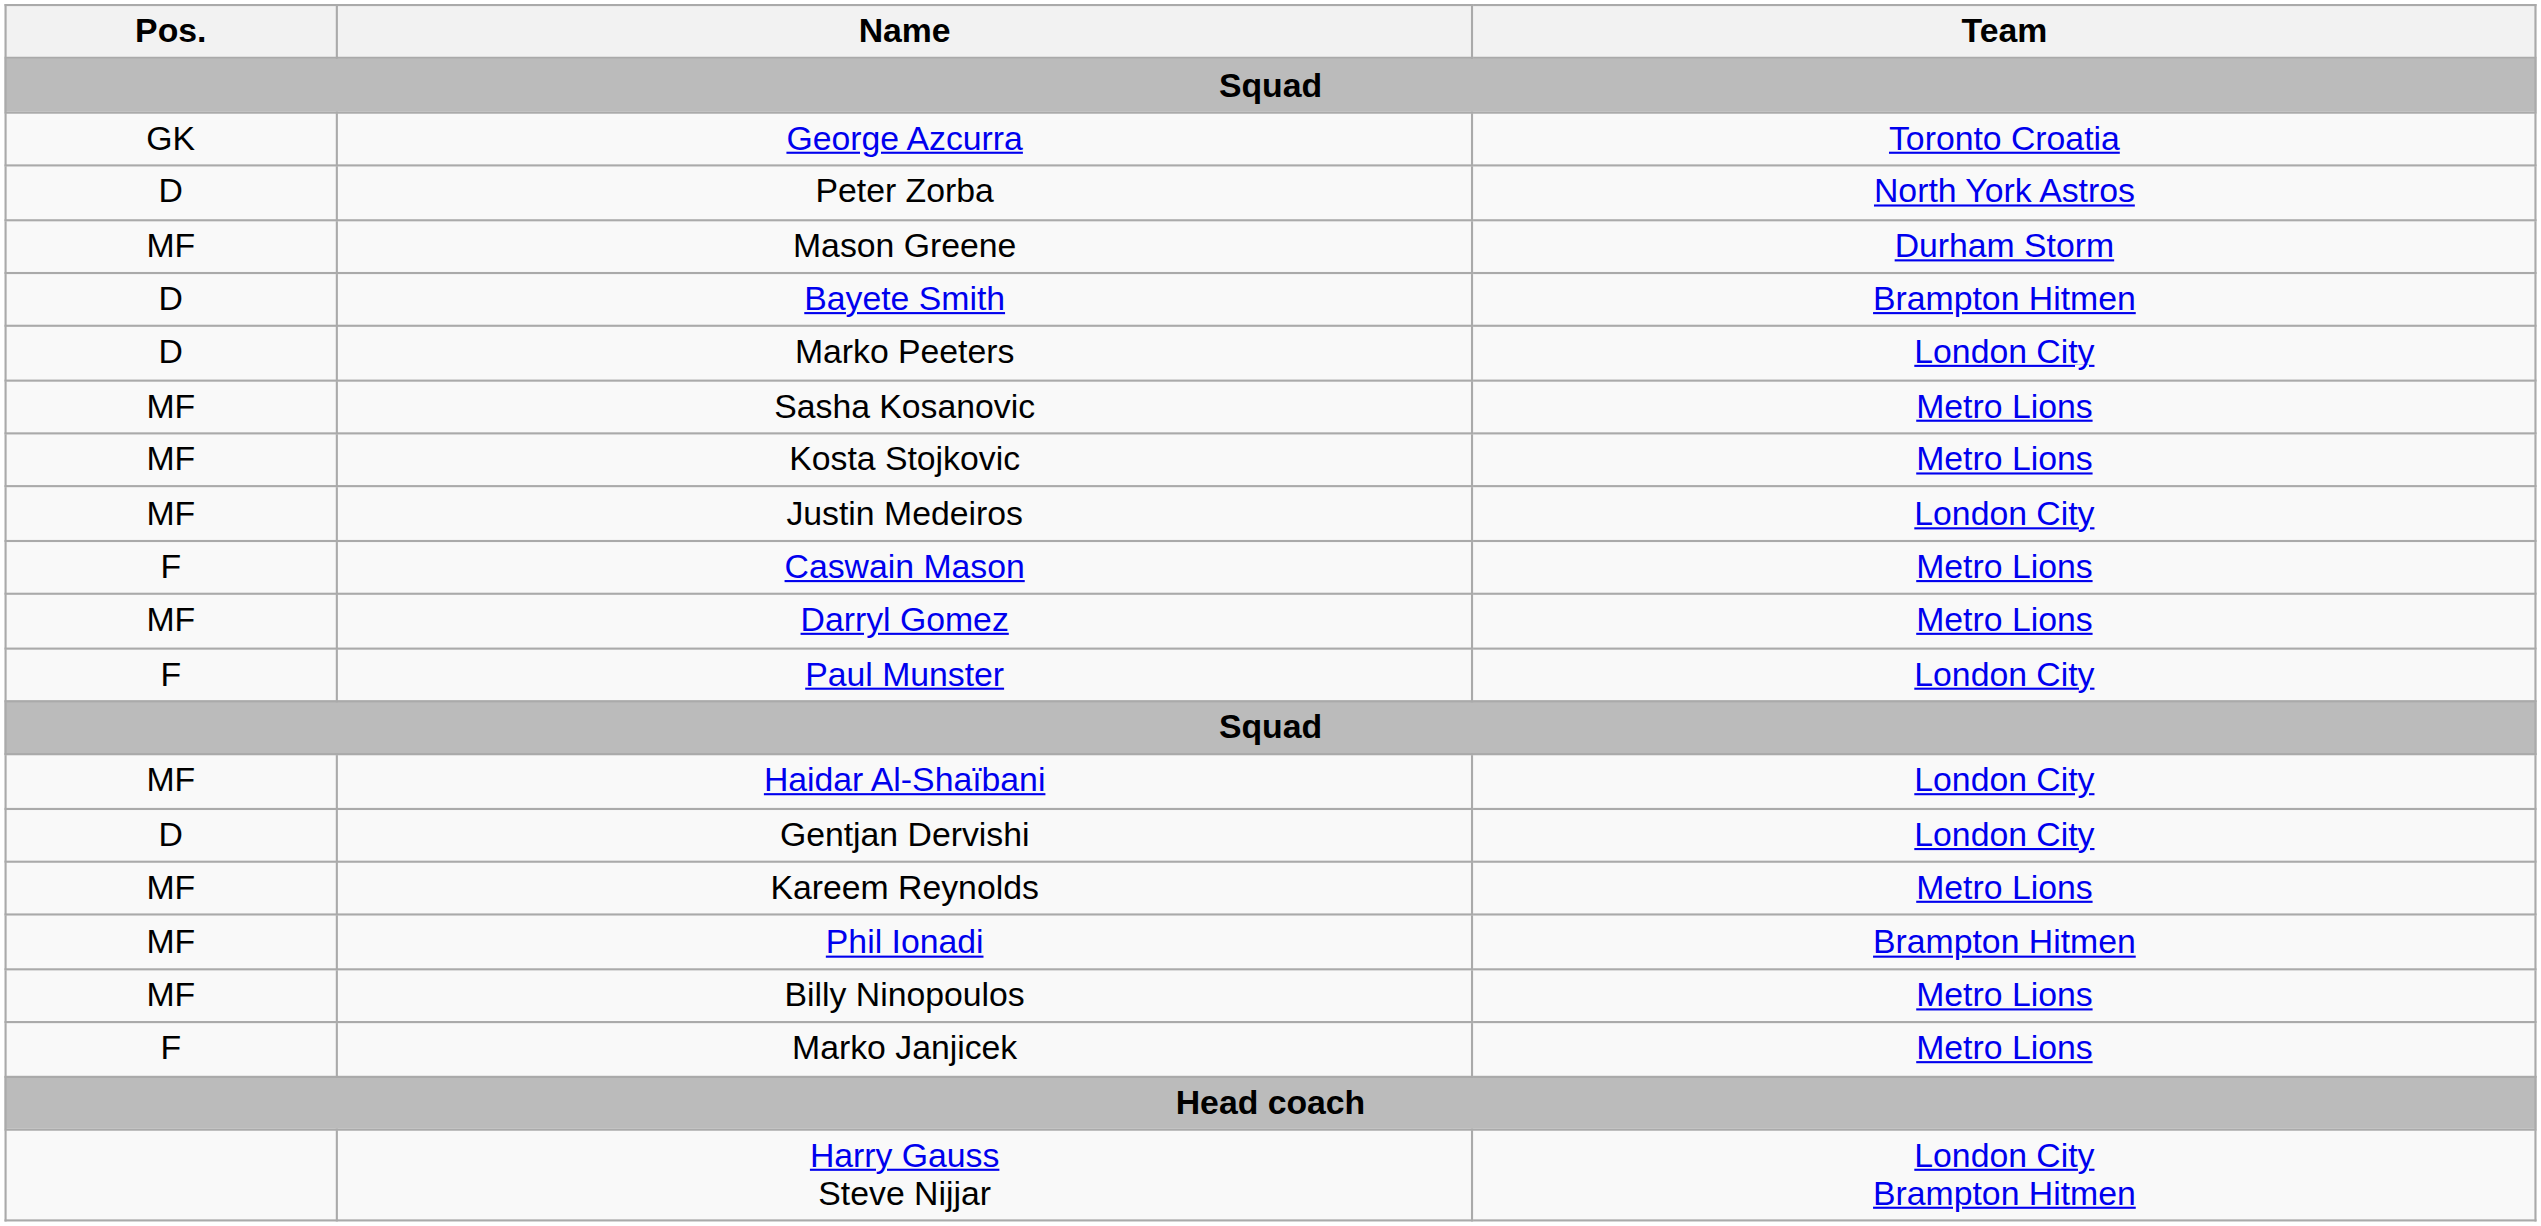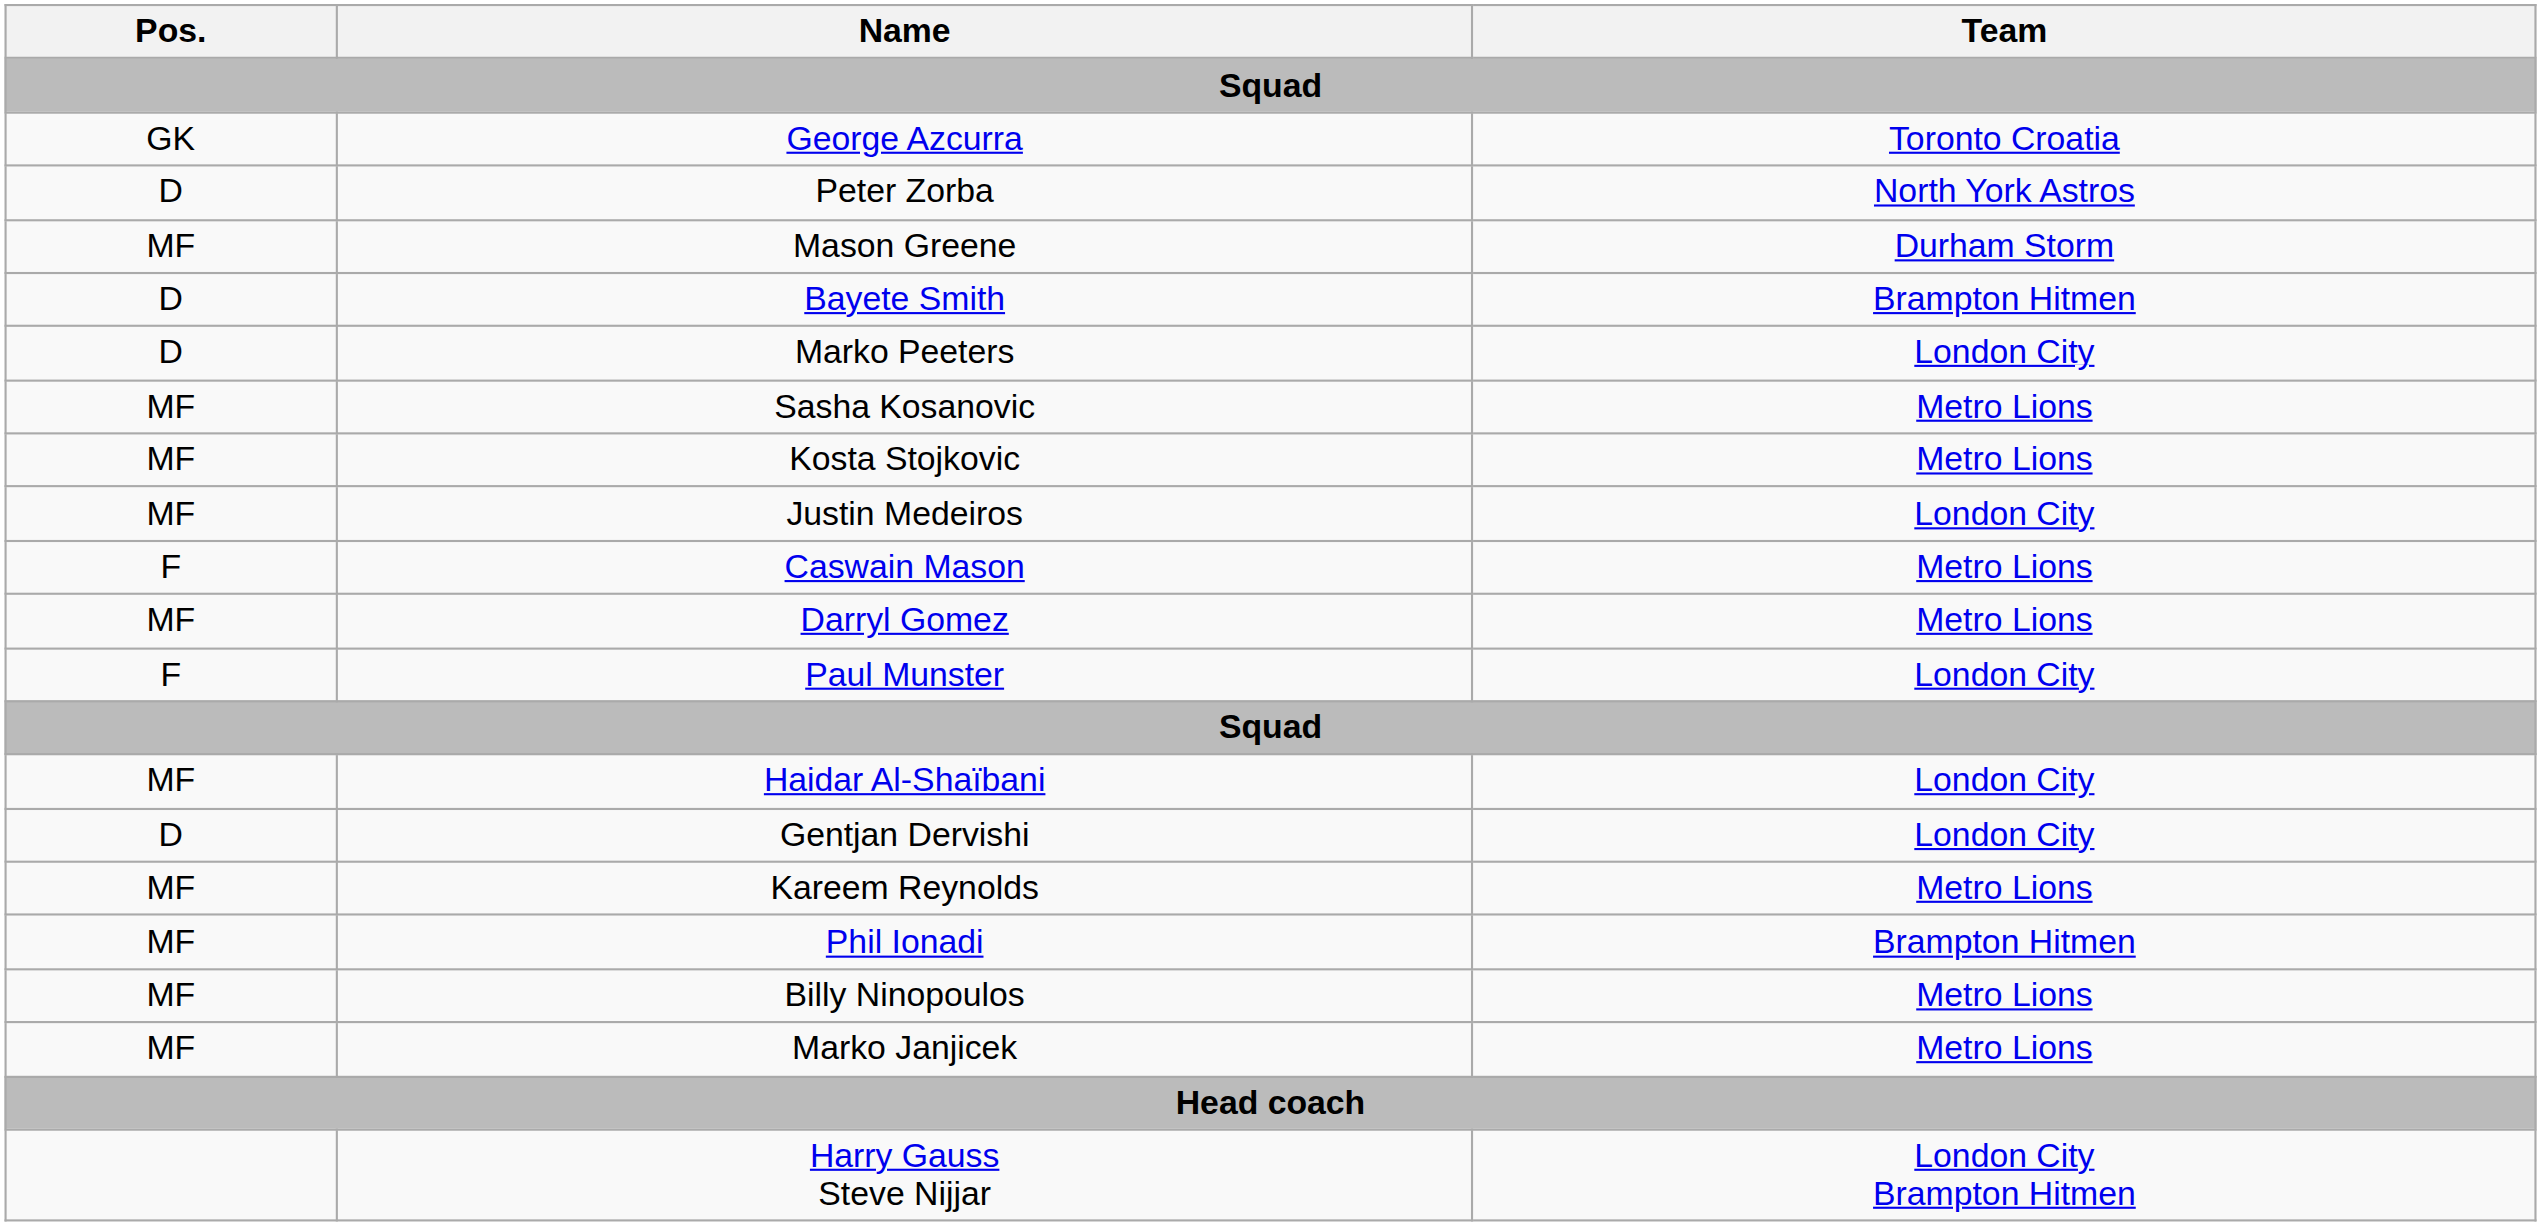(171, 1048) F -> (171, 1048) MF
